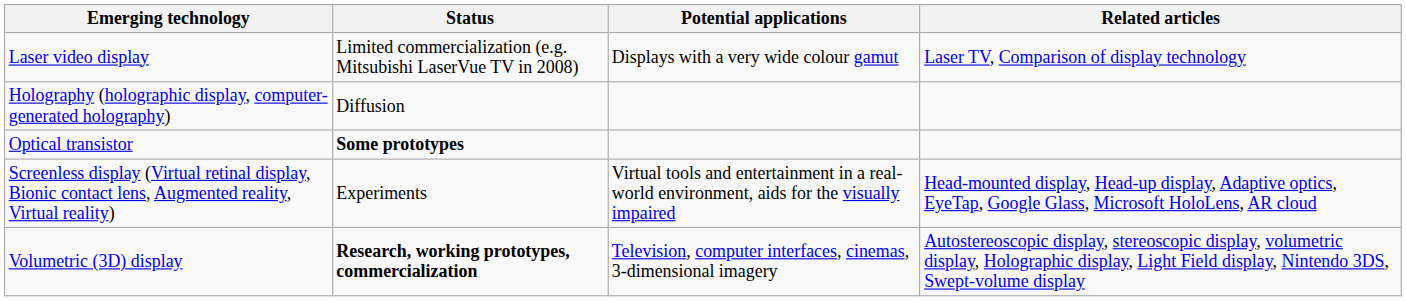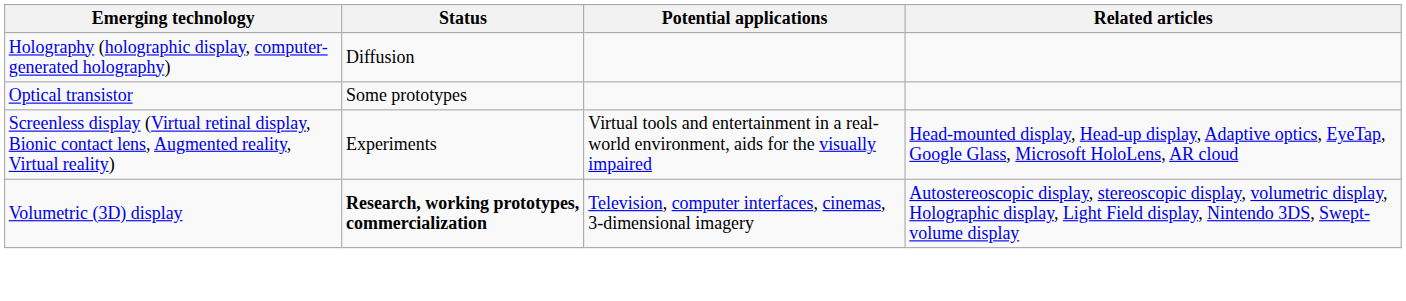- row: (79, 57)
(400, 144) bold -> (407, 95) normal
